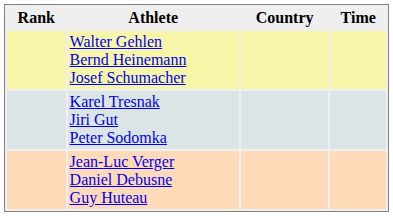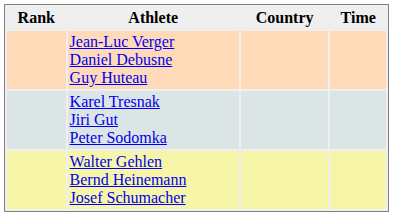rows swapped: (128, 60) <-> (122, 180)
